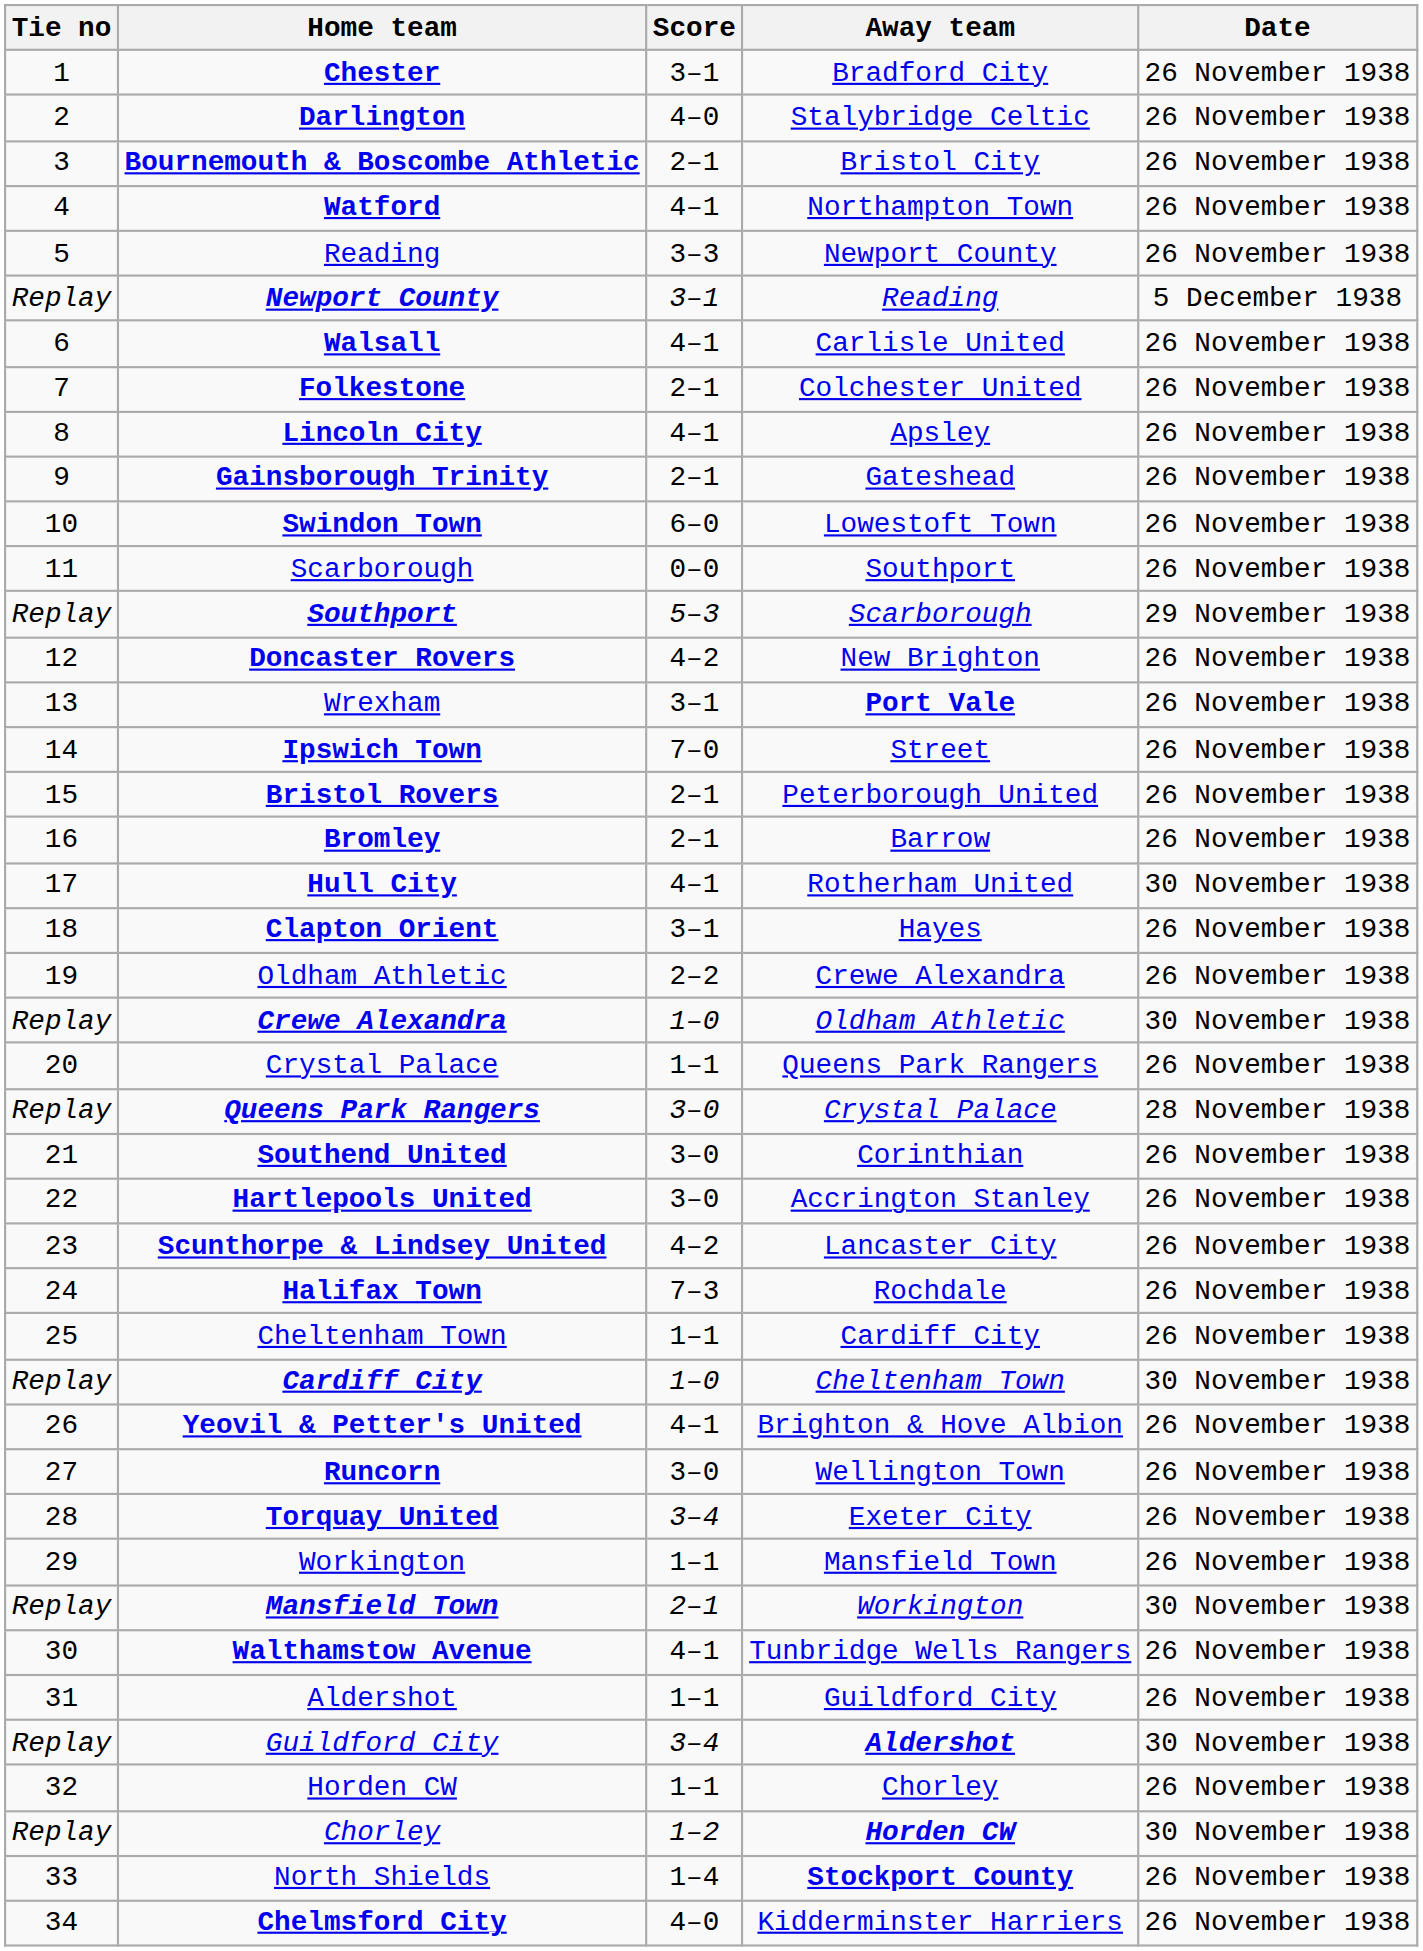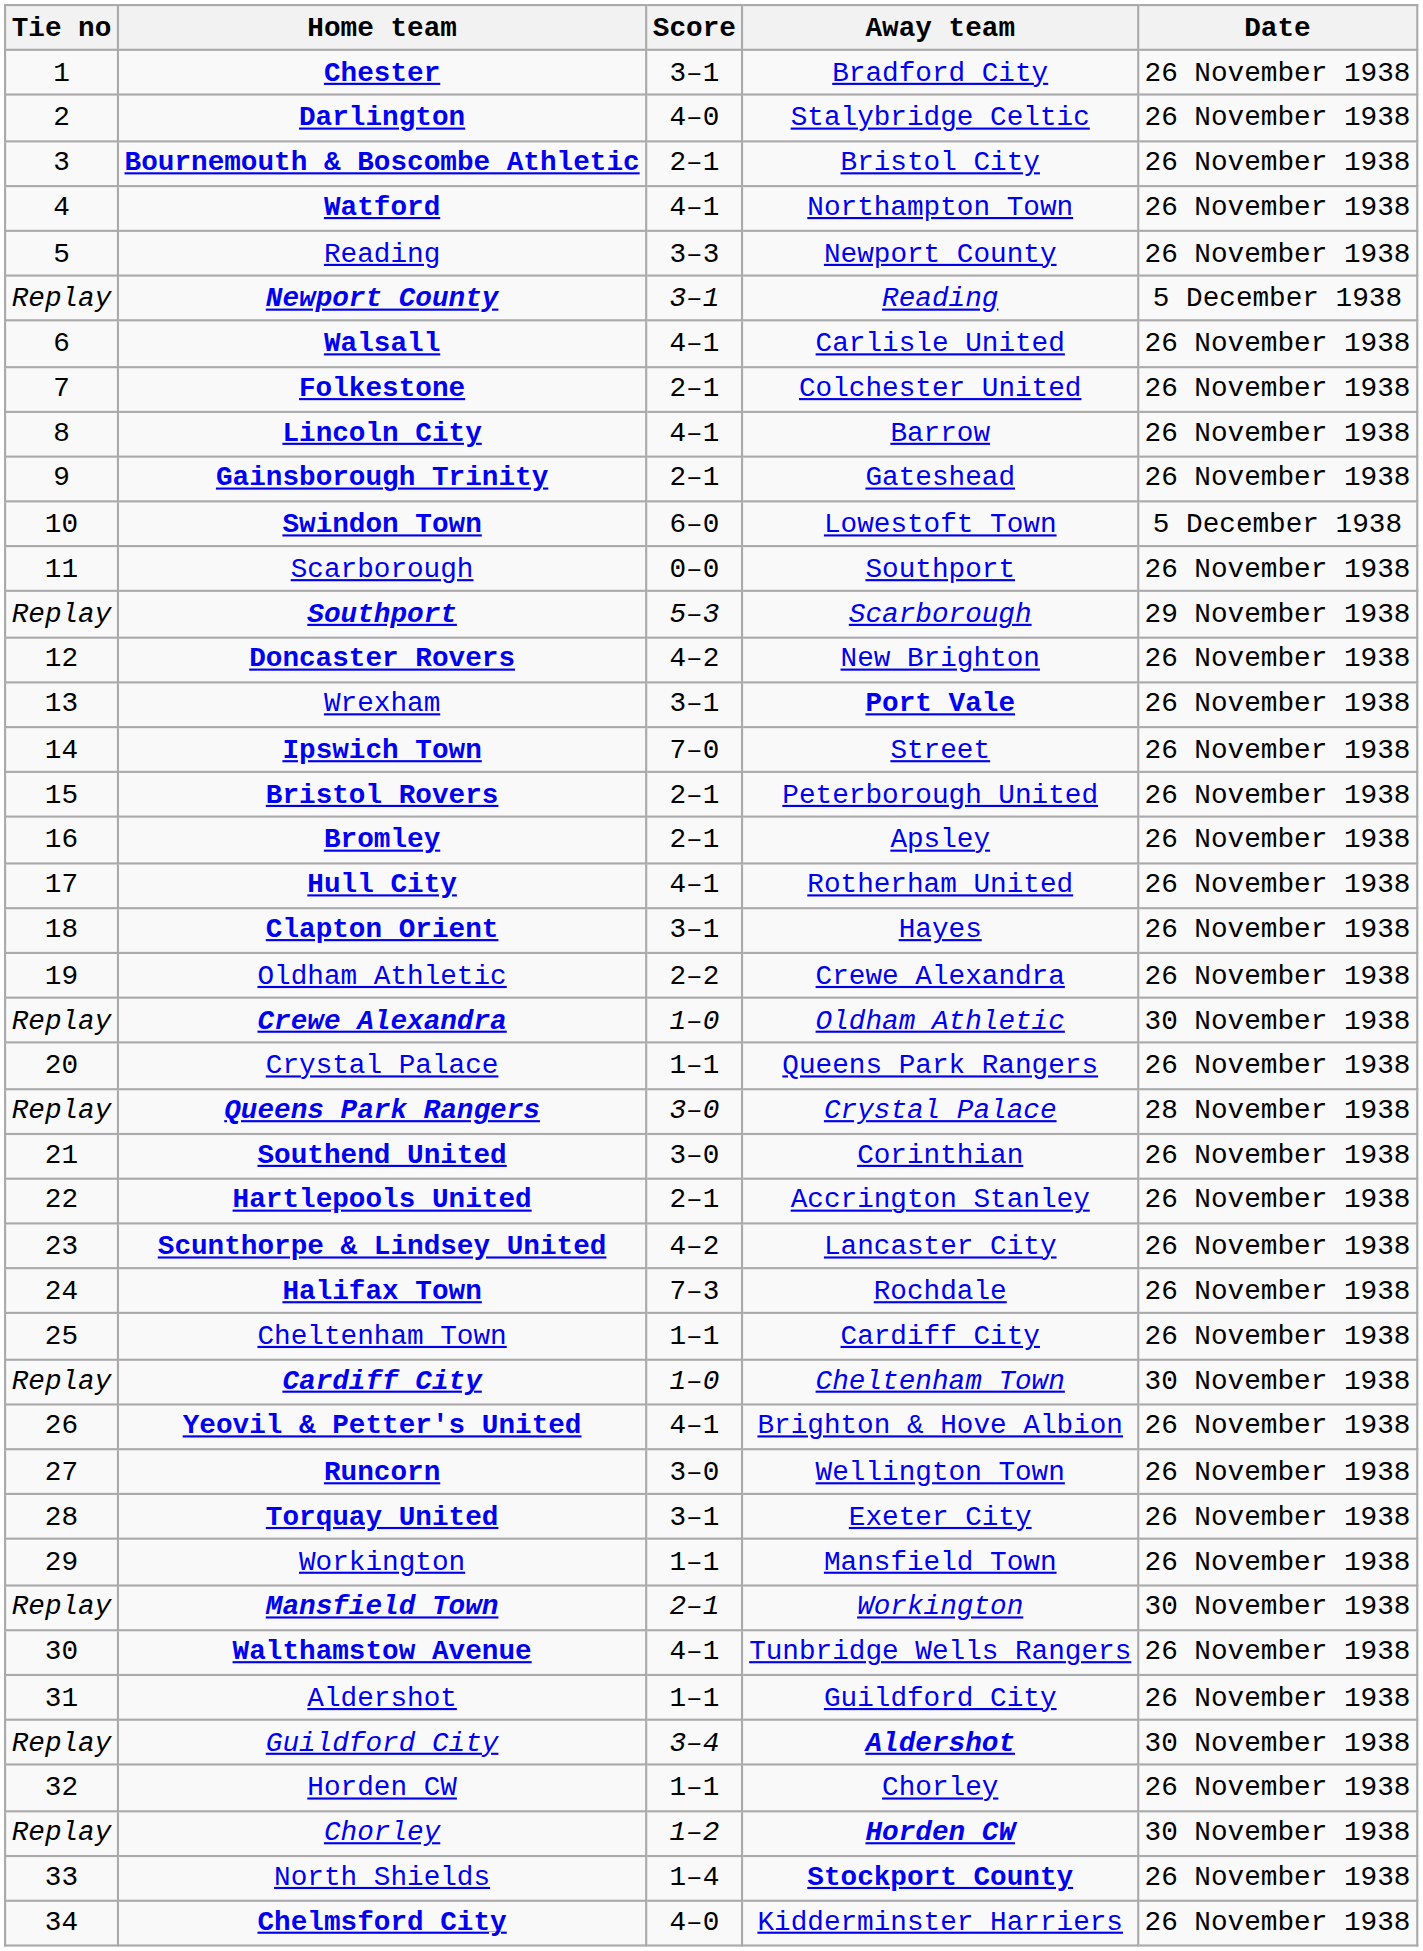(940, 434) Apsley -> (940, 434) Barrow
(1277, 524) 26 November 1938 -> (1277, 524) 5 December 1938
(940, 840) Barrow -> (940, 840) Apsley
(1277, 885) 30 November 1938 -> (1277, 885) 26 November 1938
(694, 1201) 3–0 -> (694, 1201) 2–1
(694, 1517) 3–4 -> (694, 1517) 3–1
